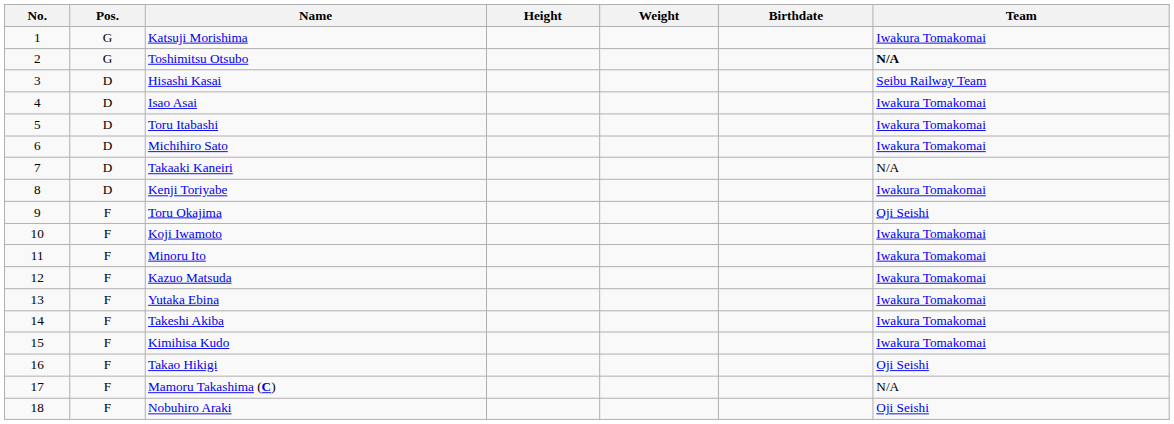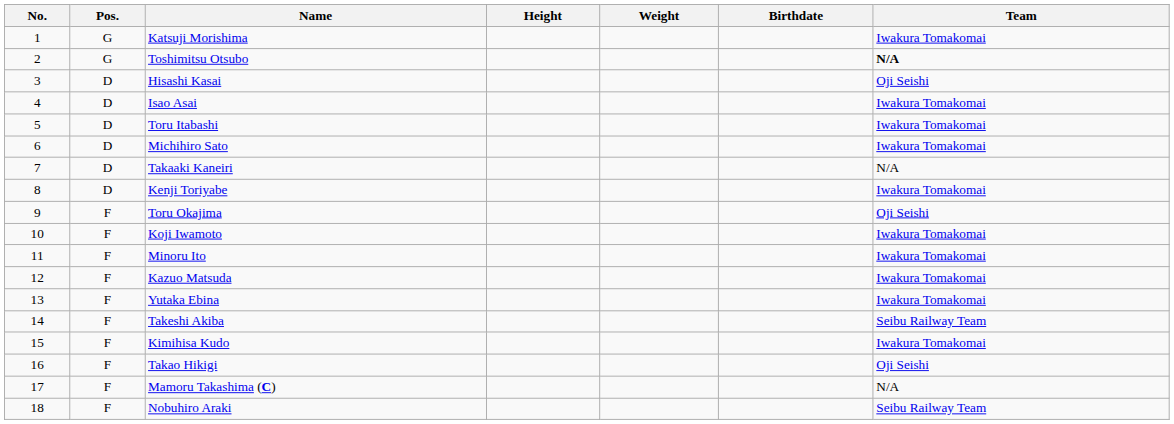(931, 81) Seibu Railway Team -> (903, 81) Oji Seishi
(931, 321) Iwakura Tomakomai -> (931, 321) Seibu Railway Team
(903, 409) Oji Seishi -> (931, 409) Seibu Railway Team
